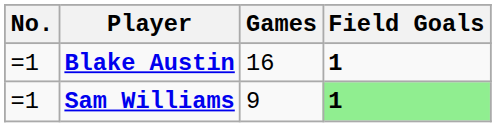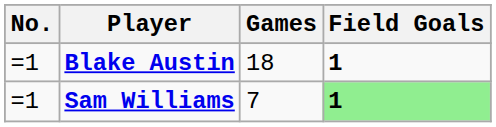(260, 63) 16 -> (260, 63) 18
(253, 101) 9 -> (253, 101) 7
